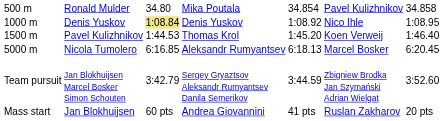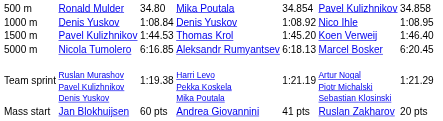(162, 22) khaki background -> (157, 22) no background
- row: (33, 81)
+ row: (30, 81)
